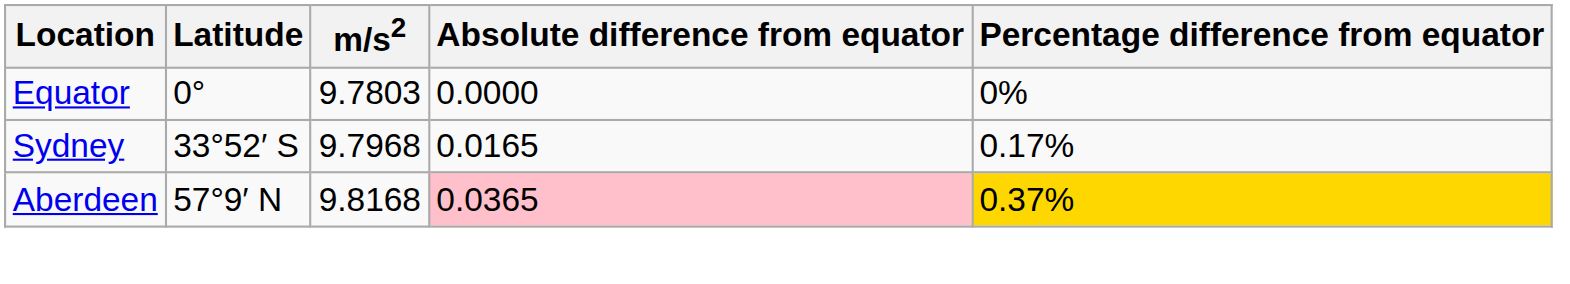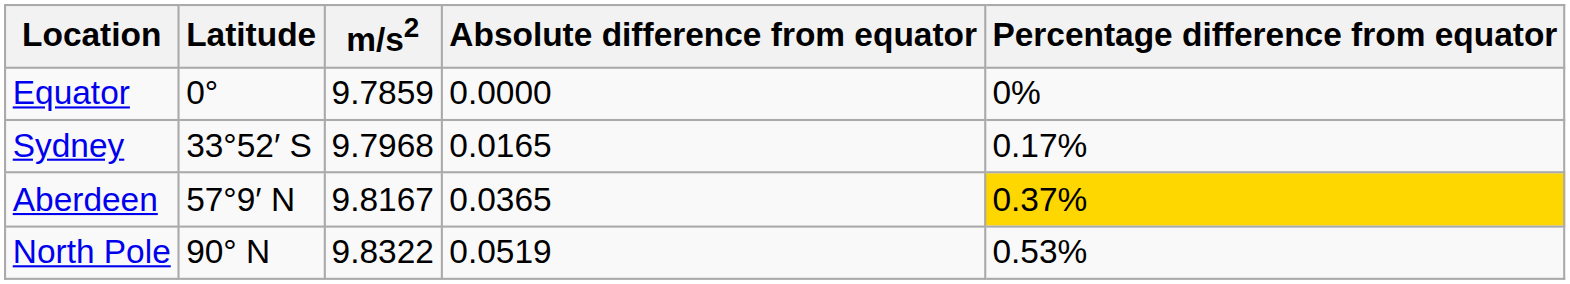(370, 93) 9.7803 -> (383, 93) 9.7859
(370, 199) 9.8168 -> (383, 199) 9.8167
(487, 199) pink background -> (500, 199) no background
+ row: (92, 252)
